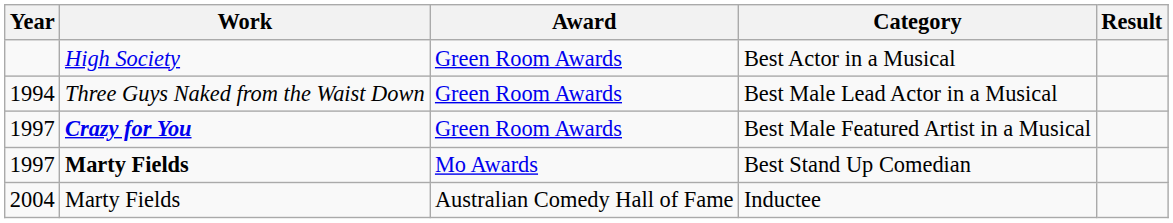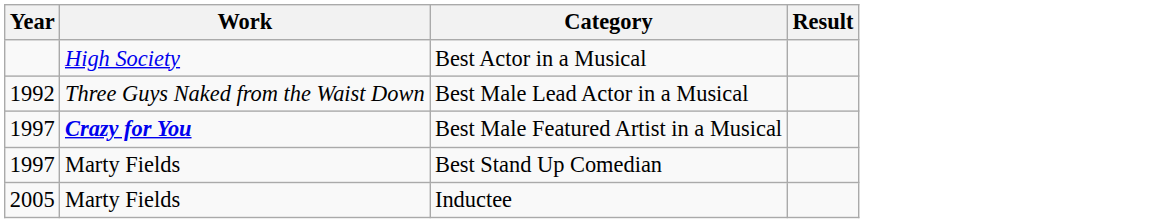- column: (584, 22)
(32, 93) 1994 -> (32, 93) 1992
(127, 164) bold -> (123, 164) normal
(32, 199) 2004 -> (32, 199) 2005
